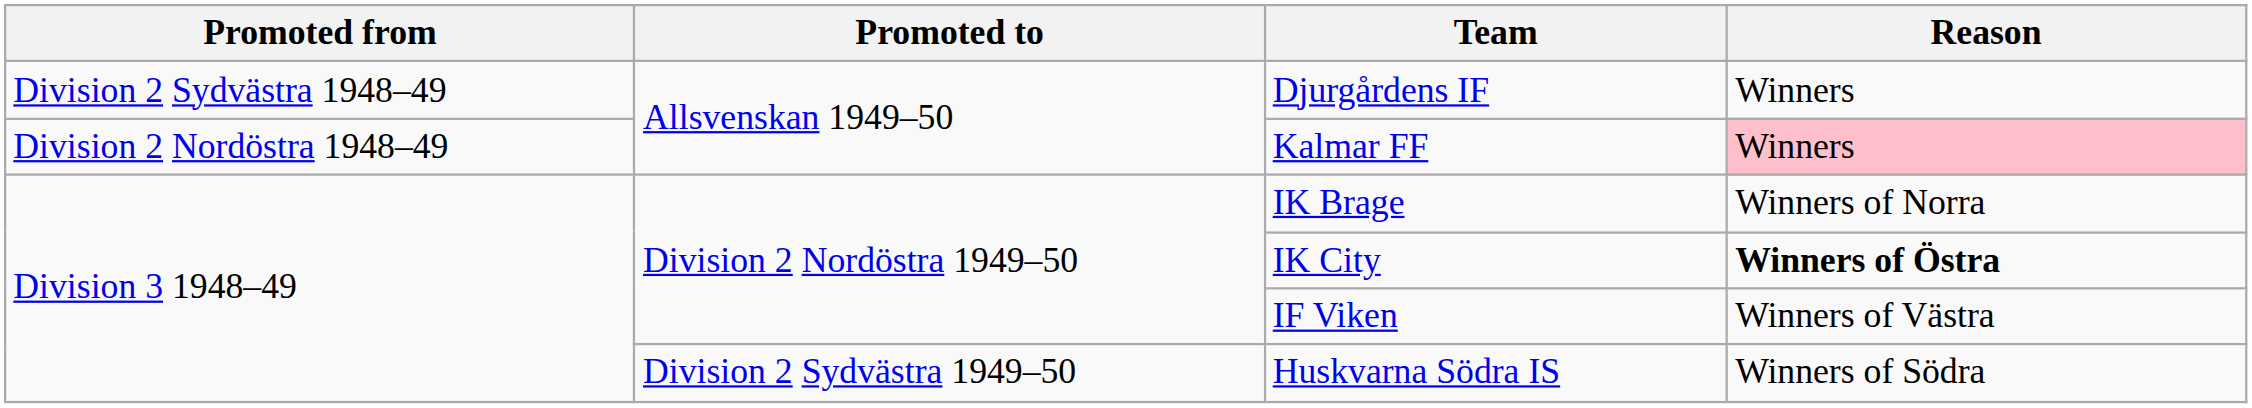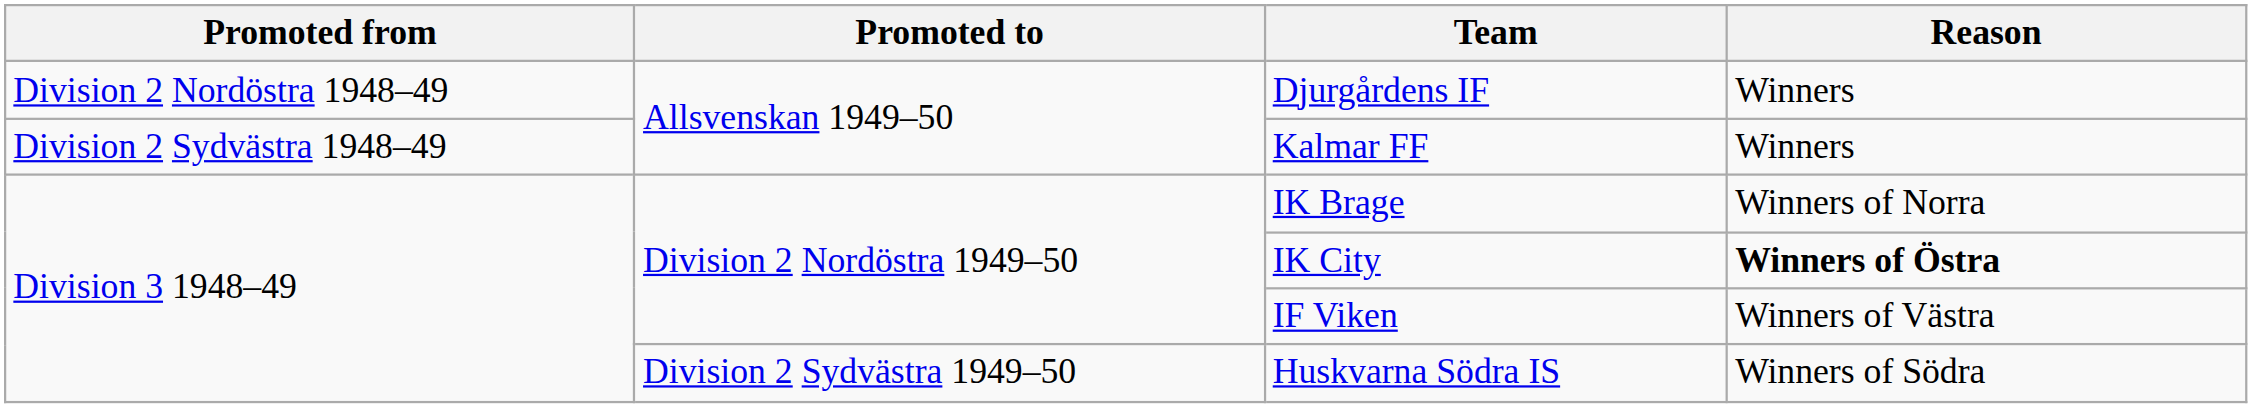(230, 89) Division 2 Sydvästra 1948–49 -> (231, 89) Division 2 Nordöstra 1948–49
(231, 145) Division 2 Nordöstra 1948–49 -> (230, 145) Division 2 Sydvästra 1948–49
(1795, 145) pink background -> (1795, 145) no background
